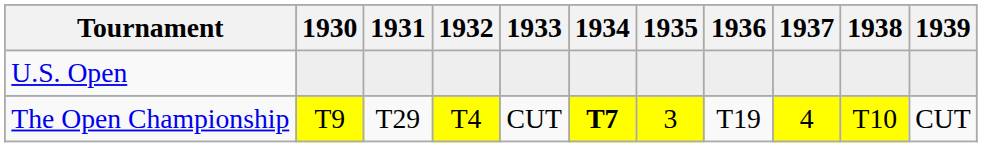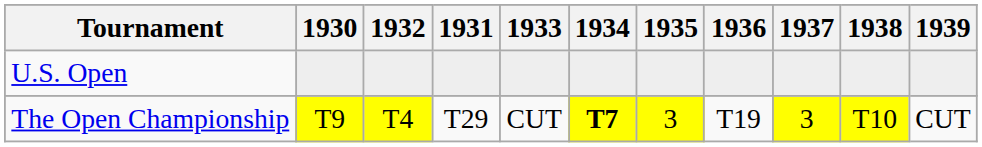columns swapped: (398, 27) <-> (466, 27)
(807, 118) 4 -> (807, 118) 3
